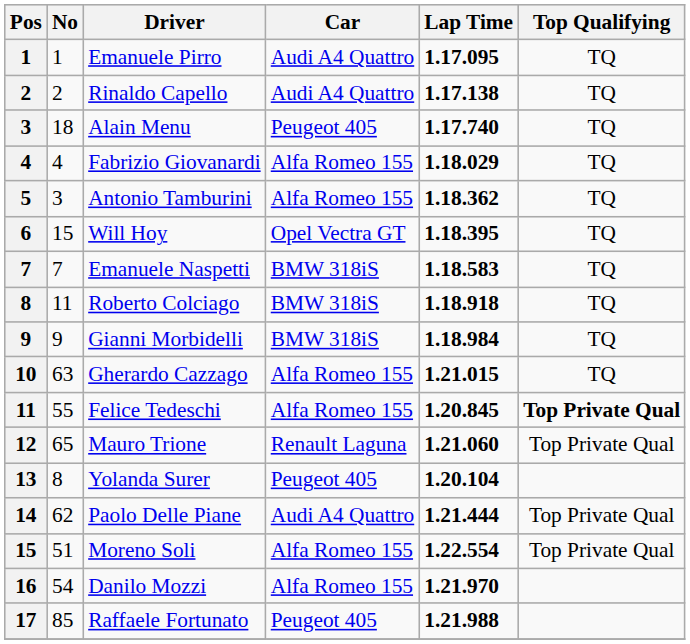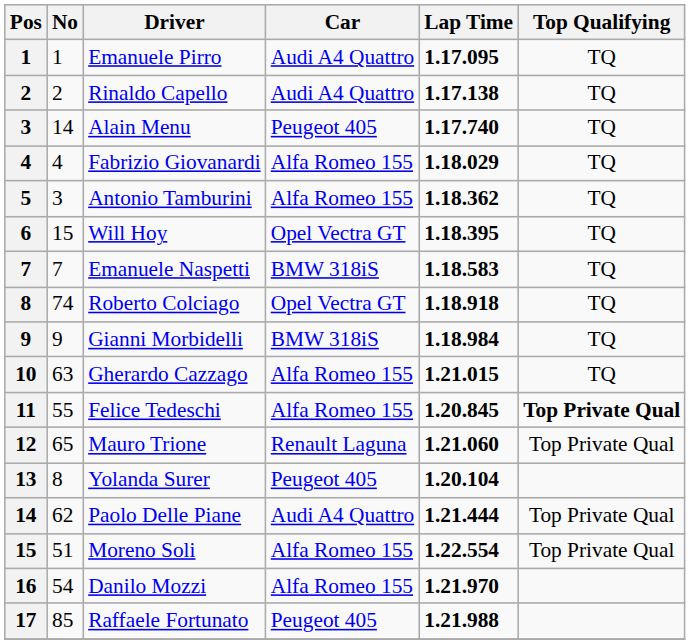(63, 127) 18 -> (63, 127) 14
(62, 303) 11 -> (63, 303) 74
(325, 303) BMW 318iS -> (338, 303) Opel Vectra GT
